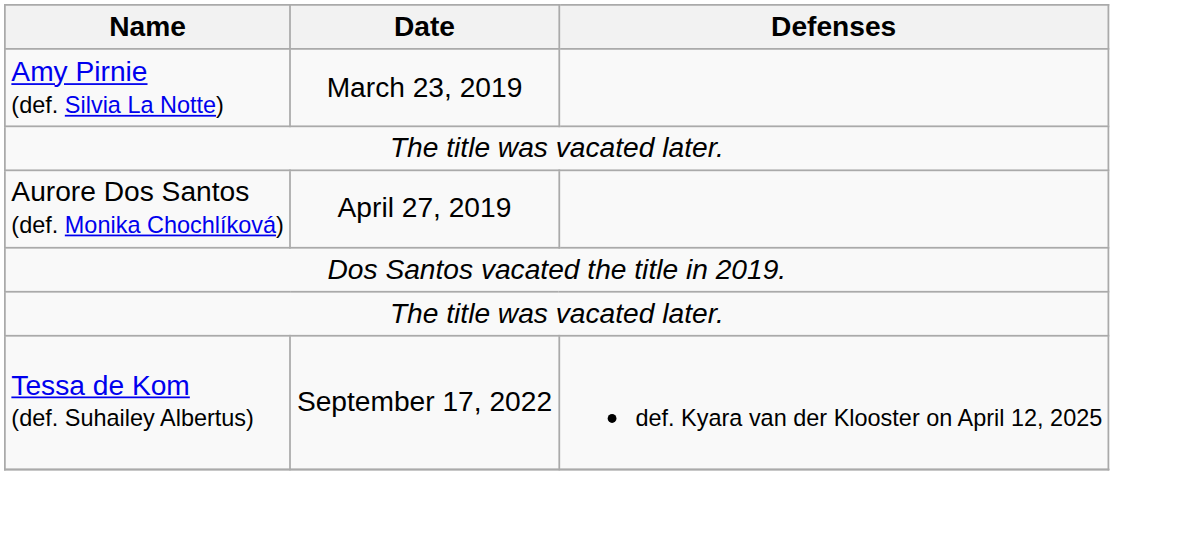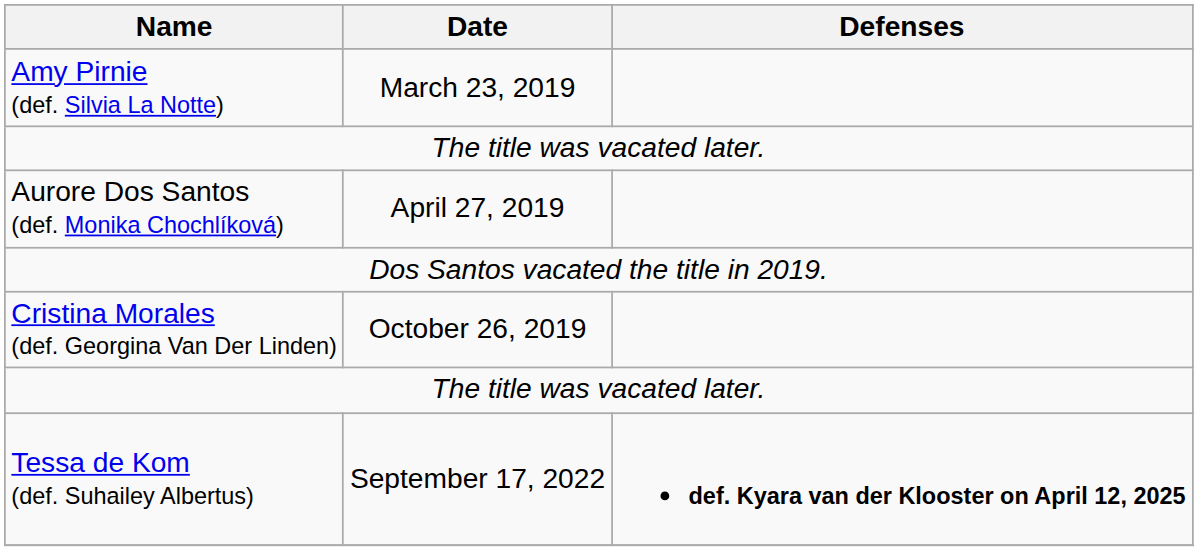+ row: (174, 329)
(834, 418) normal -> (902, 495) bold
